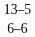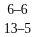rows swapped: (17, 9) <-> (17, 28)
